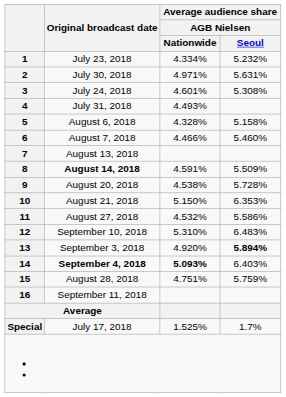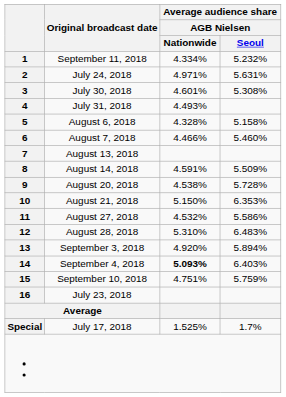(102, 59) July 23, 2018 -> (102, 59) September 11, 2018
(102, 74) July 30, 2018 -> (102, 74) July 24, 2018
(102, 90) July 24, 2018 -> (102, 90) July 30, 2018
(102, 169) bold -> (102, 169) normal
(102, 232) September 10, 2018 -> (102, 232) August 28, 2018
(250, 248) bold -> (250, 248) normal
(102, 263) bold -> (102, 263) normal
(102, 279) August 28, 2018 -> (102, 279) September 10, 2018
(102, 295) September 11, 2018 -> (102, 295) July 23, 2018
